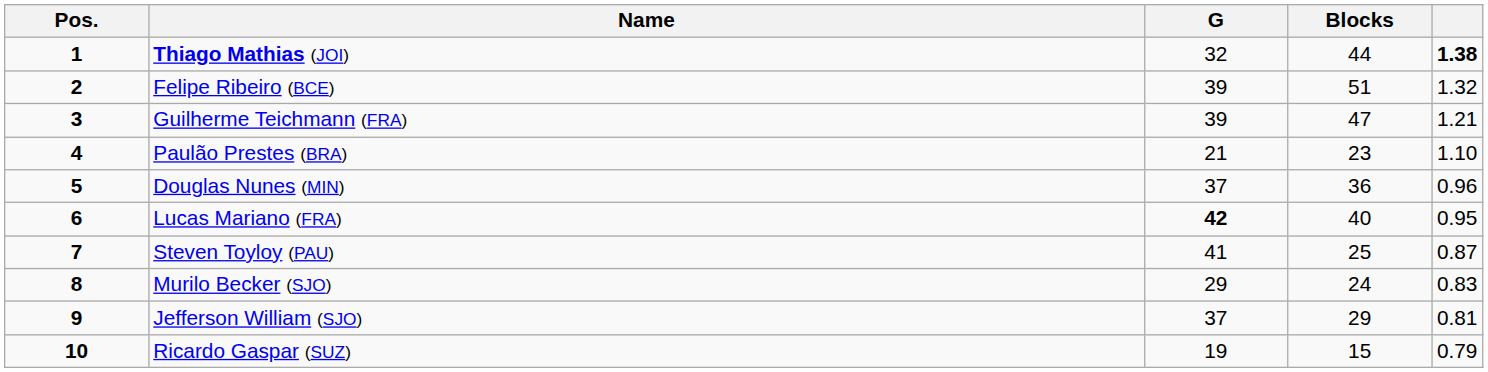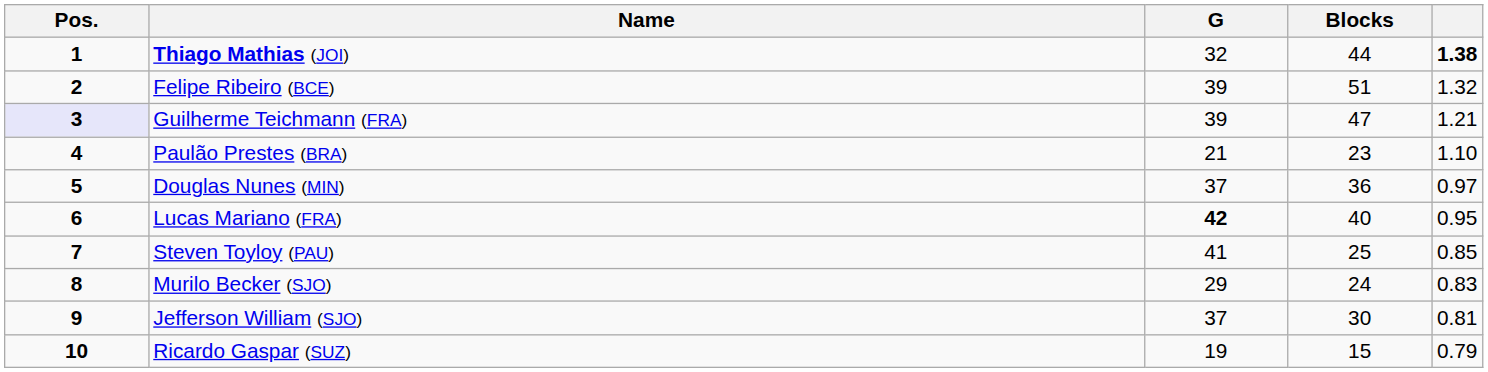(77, 119) no background -> (77, 119) lavender background
(1457, 185) 0.96 -> (1457, 185) 0.97
(1457, 251) 0.87 -> (1457, 251) 0.85
(1360, 317) 29 -> (1360, 317) 30
